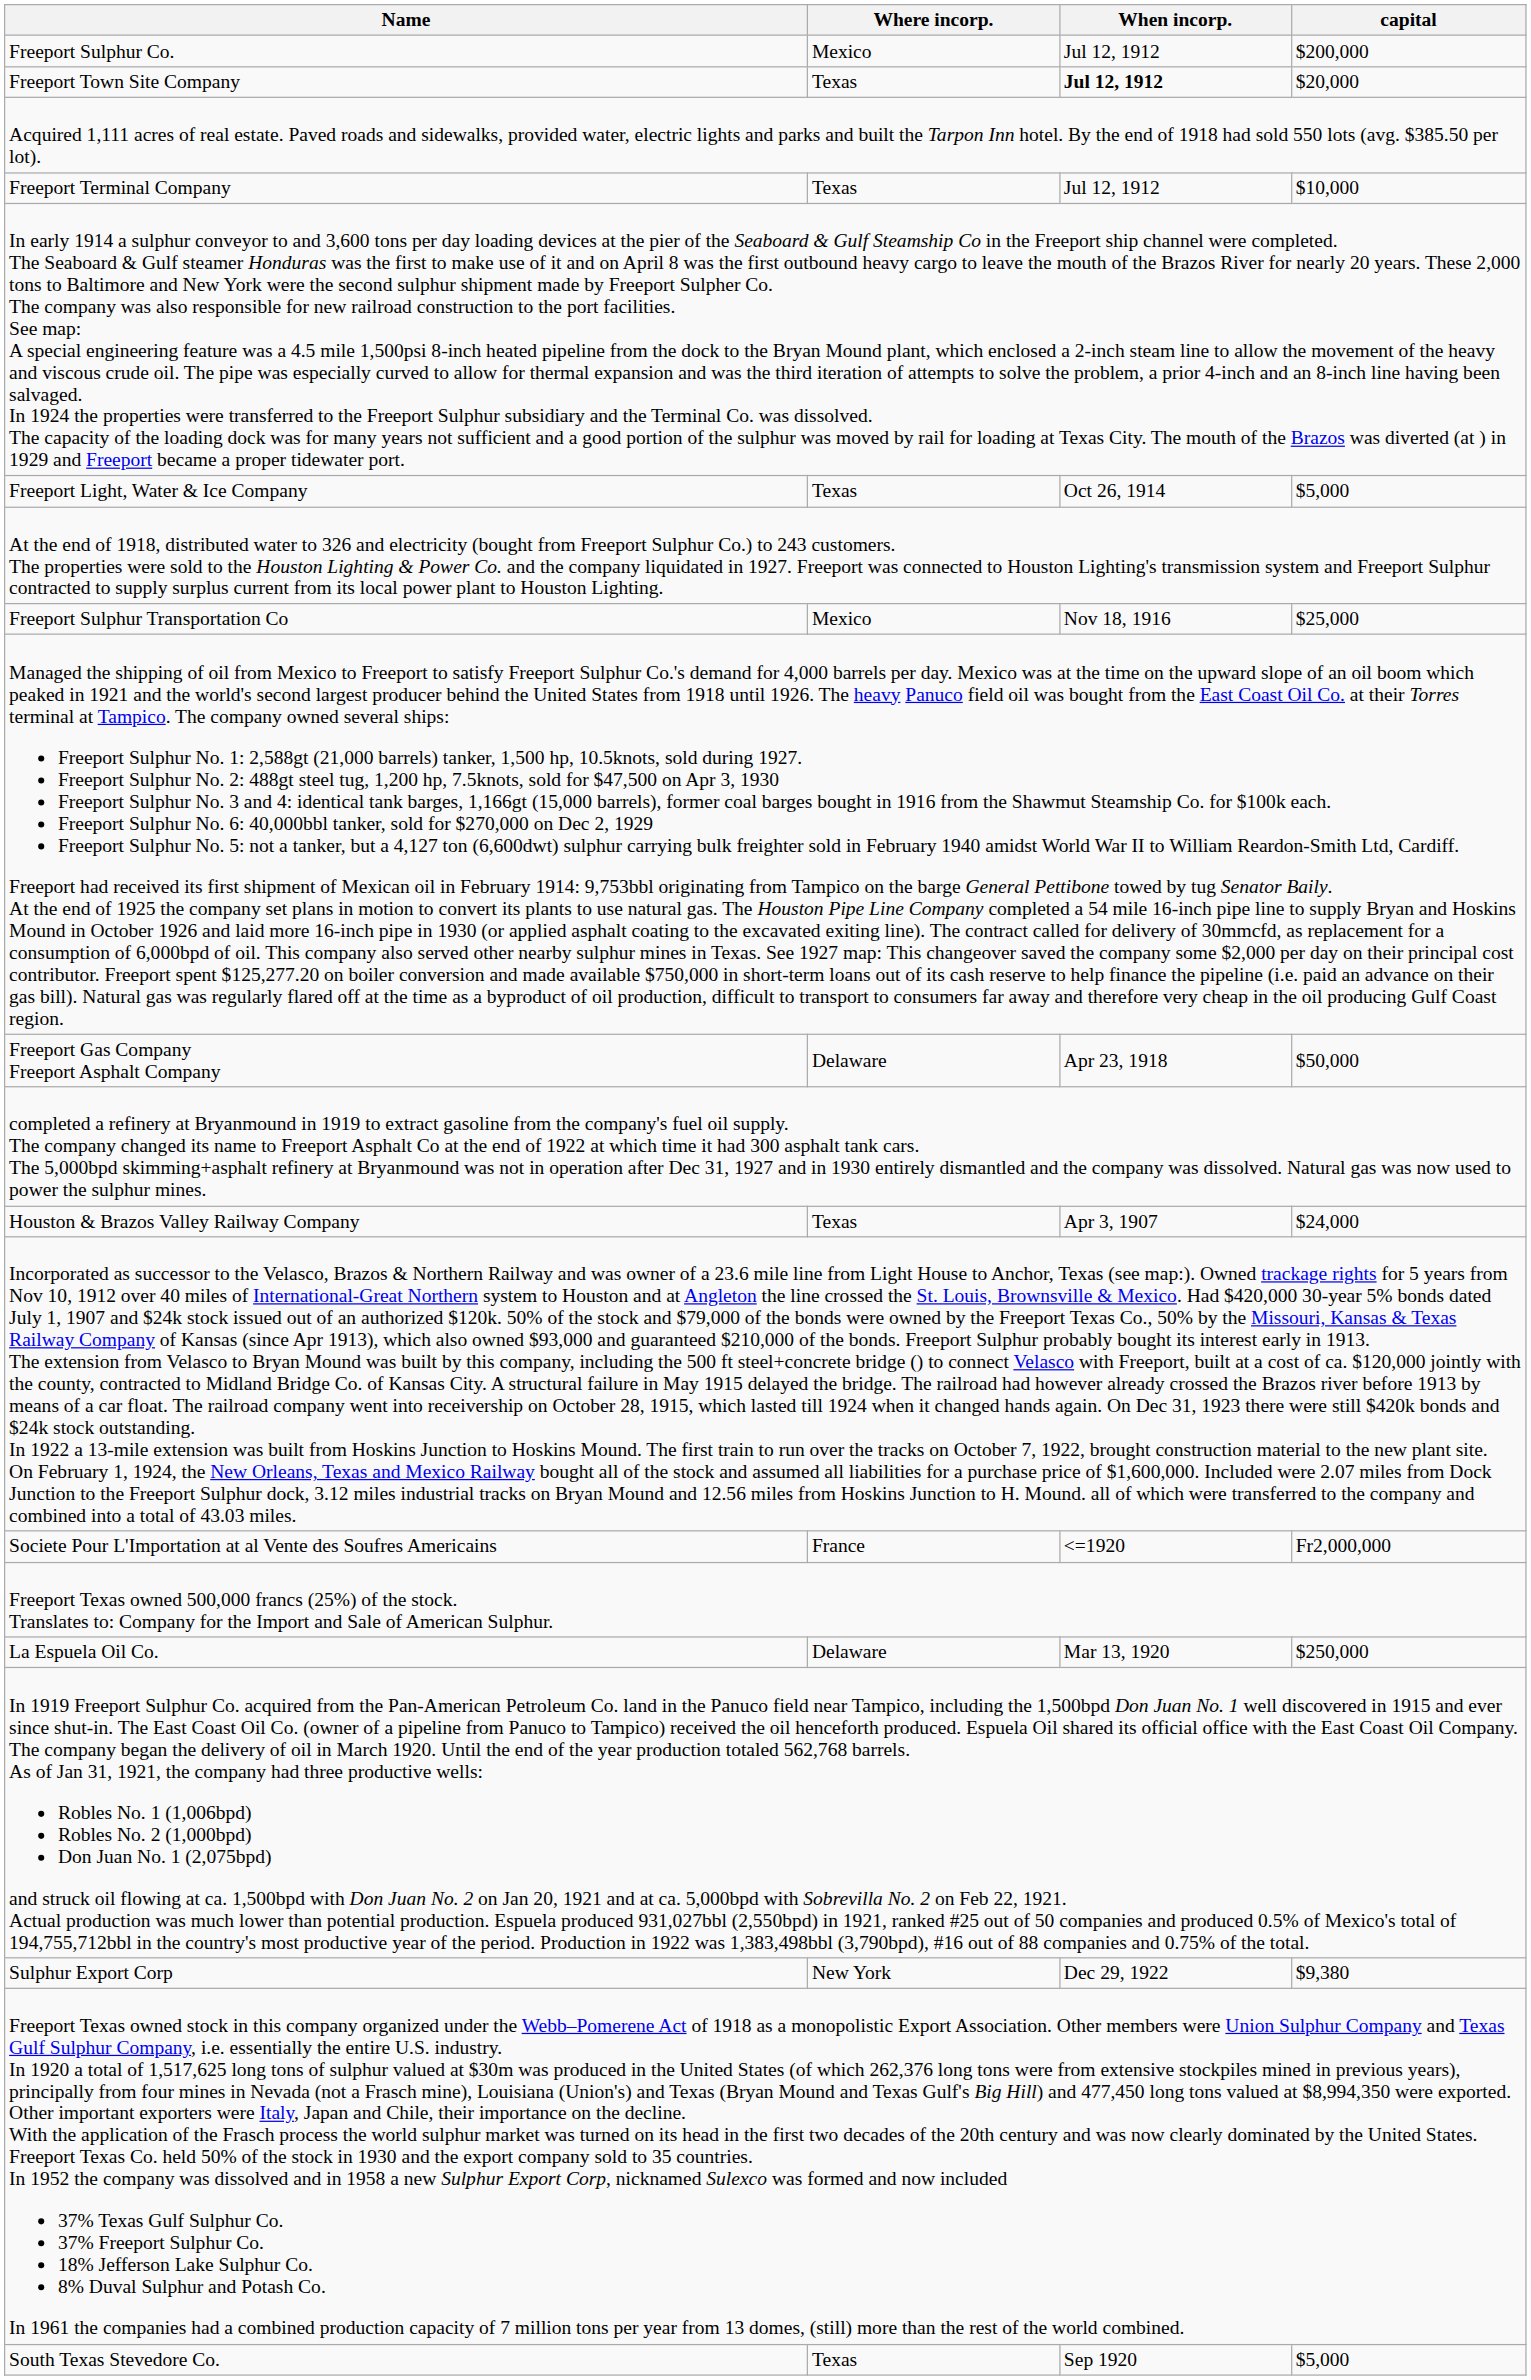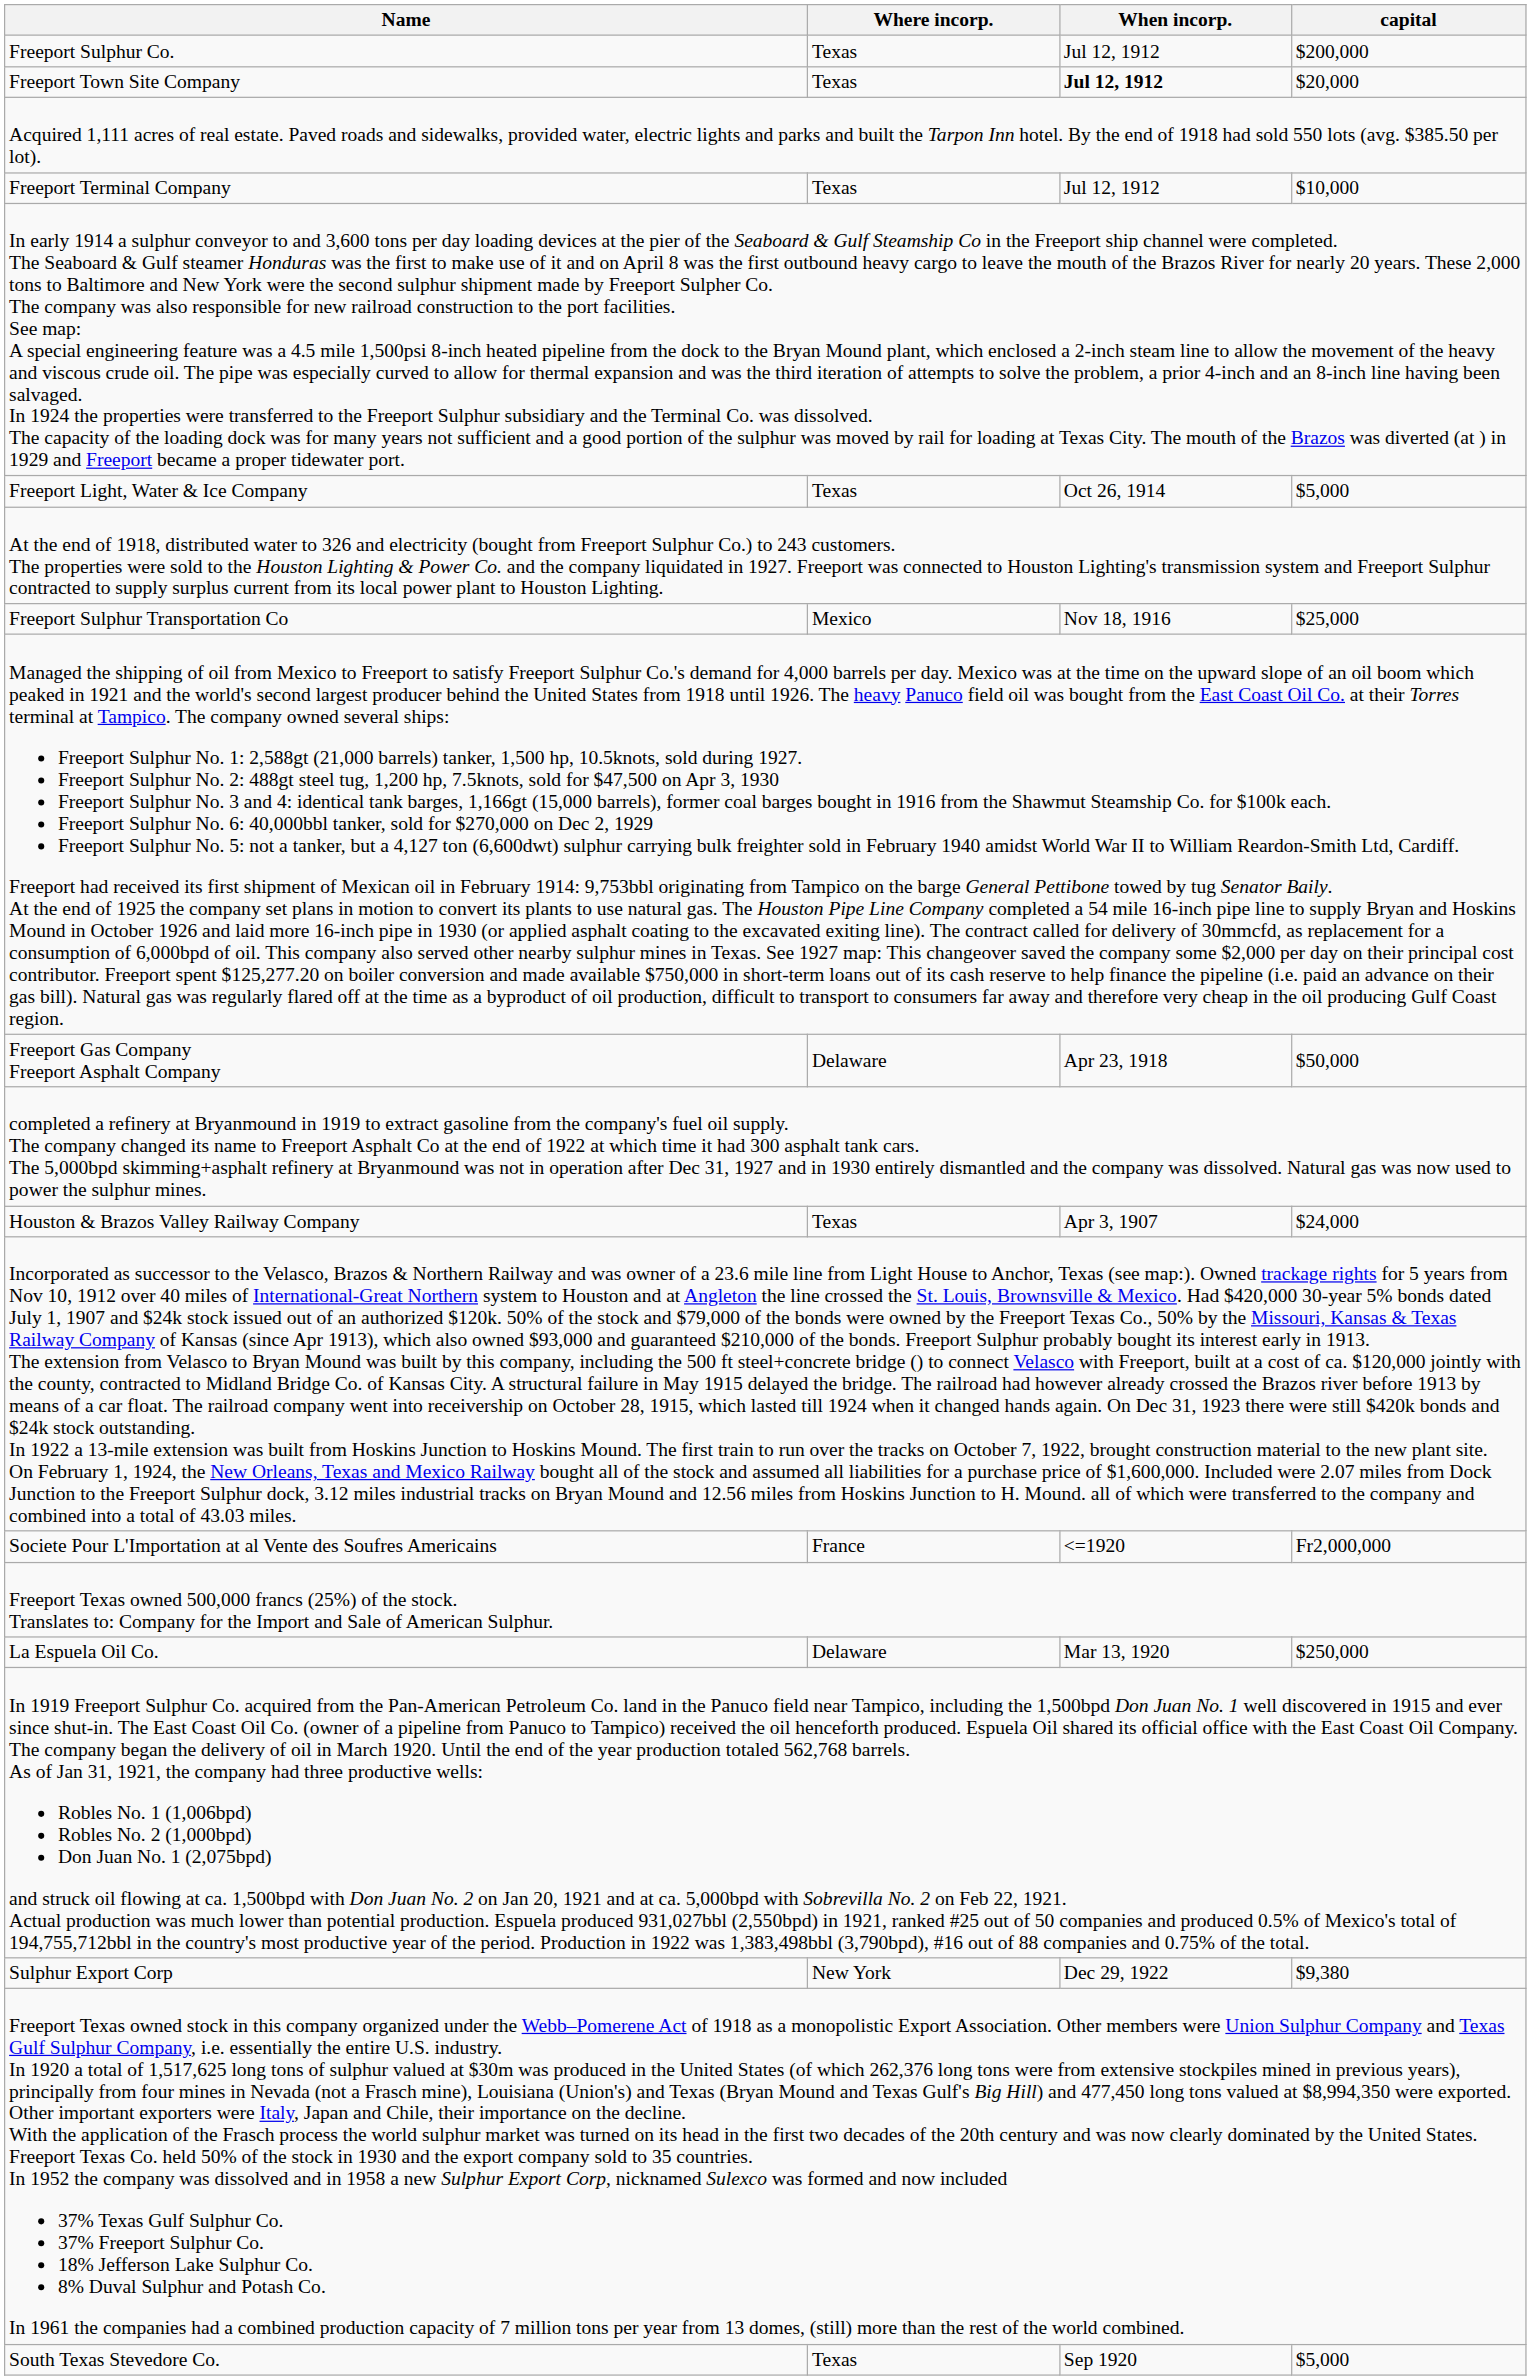(842, 50) Mexico -> (835, 50) Texas
